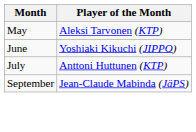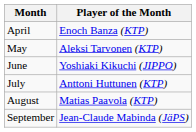+ row: (19, 30)
+ row: (23, 100)
